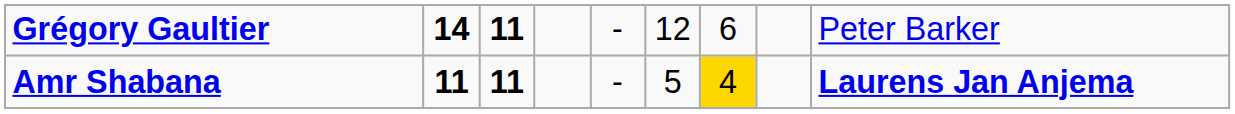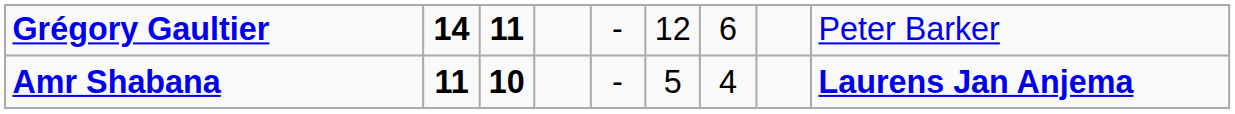(507, 81) 11 -> (507, 81) 10
(728, 81) gold background -> (728, 81) no background
